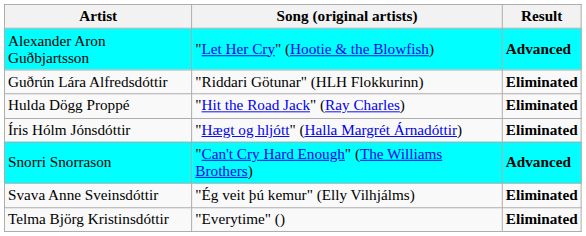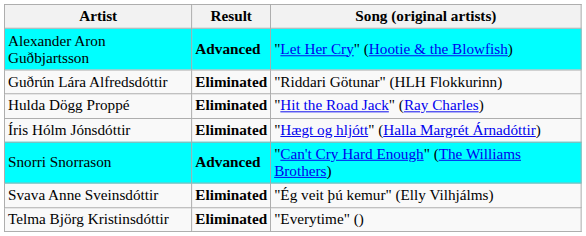columns swapped: (347, 16) <-> (542, 16)
